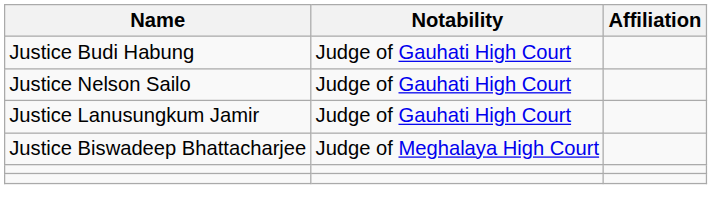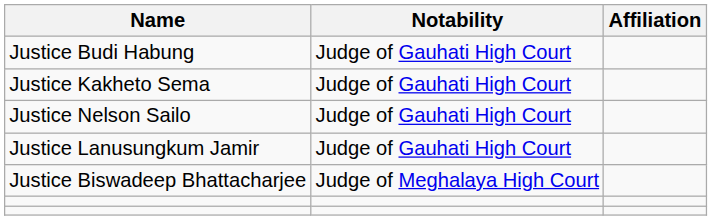+ row: (110, 84)
